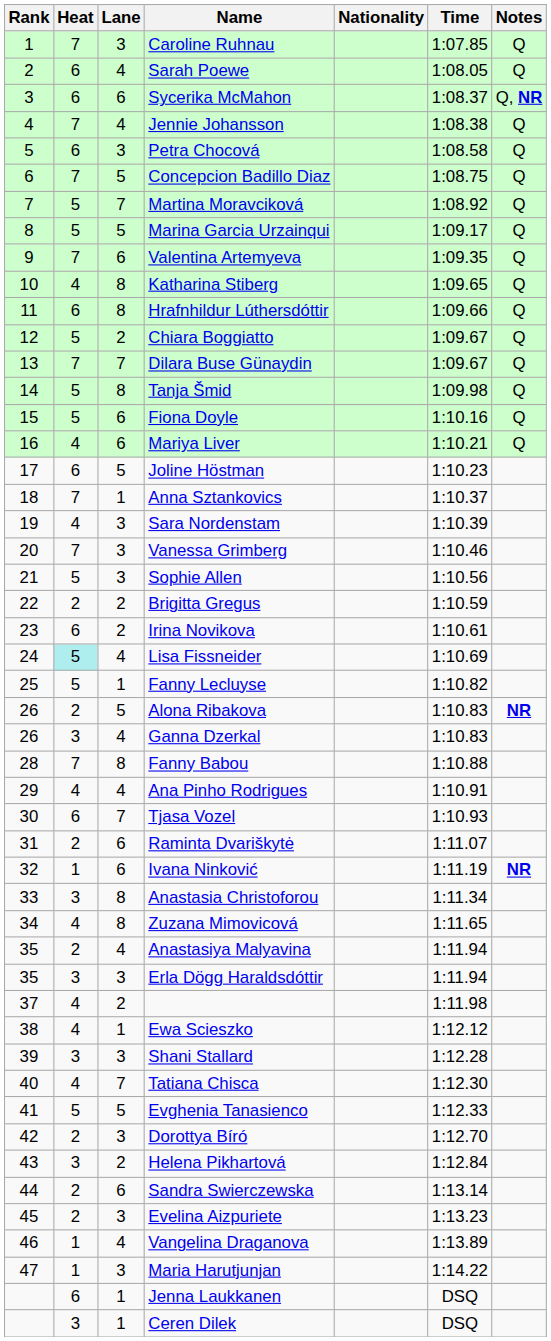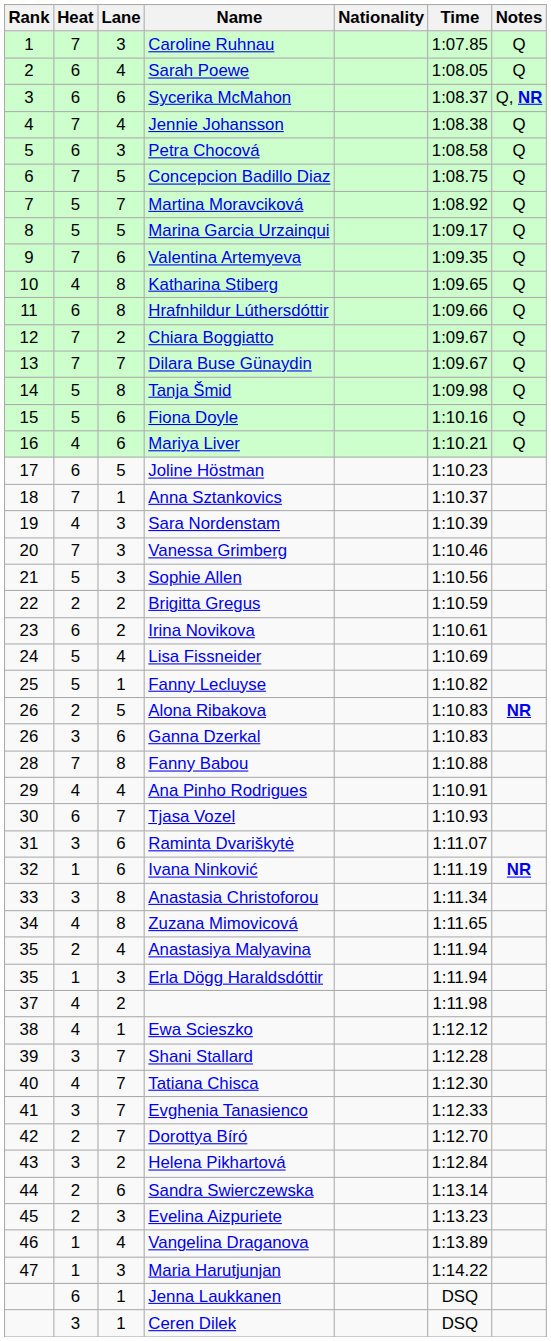(75, 337) 5 -> (75, 337) 7
(75, 657) paleturquoise background -> (75, 657) no background
(121, 737) 4 -> (121, 737) 6
(75, 843) 2 -> (75, 843) 3
(75, 976) 3 -> (75, 976) 1
(121, 1056) 3 -> (121, 1056) 7
(75, 1110) 5 -> (75, 1110) 3
(121, 1110) 5 -> (121, 1110) 7
(121, 1136) 3 -> (121, 1136) 7
